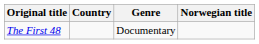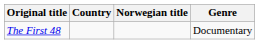columns swapped: (216, 13) <-> (146, 13)
